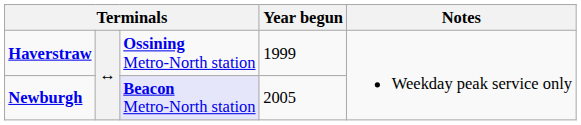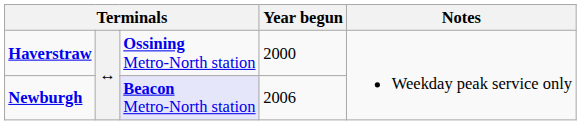(280, 52) 1999 -> (280, 52) 2000
(280, 97) 2005 -> (280, 97) 2006
